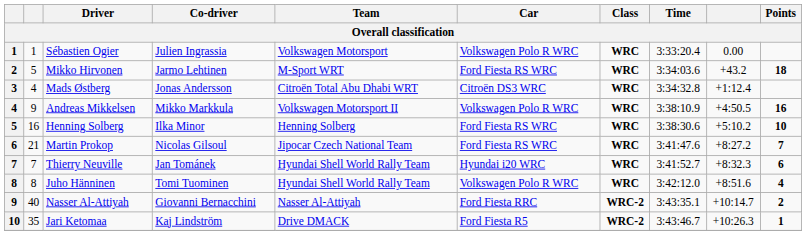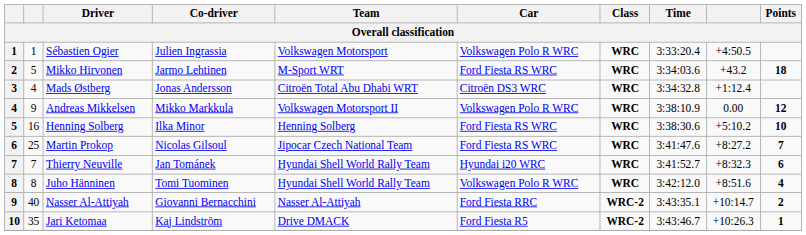(733, 51) 0.00 -> (733, 51) +4:50.5
(733, 107) +4:50.5 -> (733, 107) 0.00
(781, 107) 16 -> (781, 107) 12
(34, 145) 21 -> (34, 145) 25
